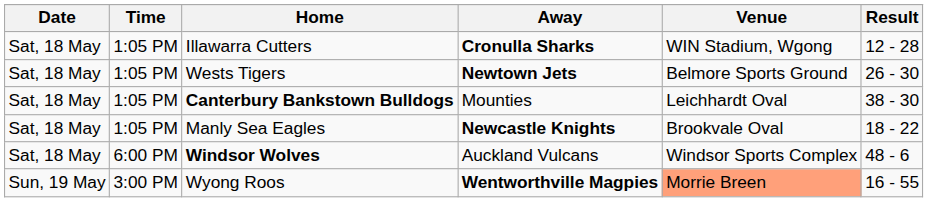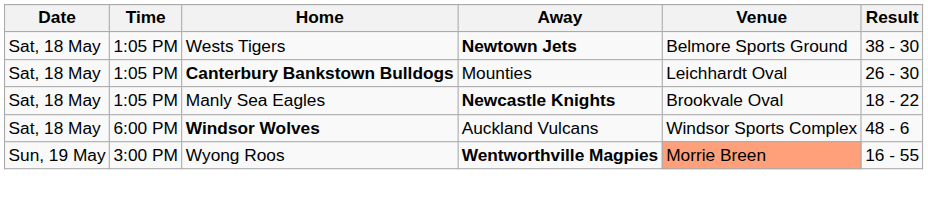- row: (249, 45)
(892, 73) 26 - 30 -> (892, 45) 38 - 30
(892, 100) 38 - 30 -> (892, 73) 26 - 30
